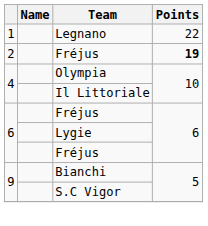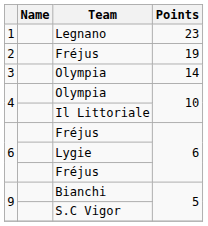(192, 34) 22 -> (192, 34) 23
(192, 54) bold -> (192, 54) normal
+ row: (11, 73)
